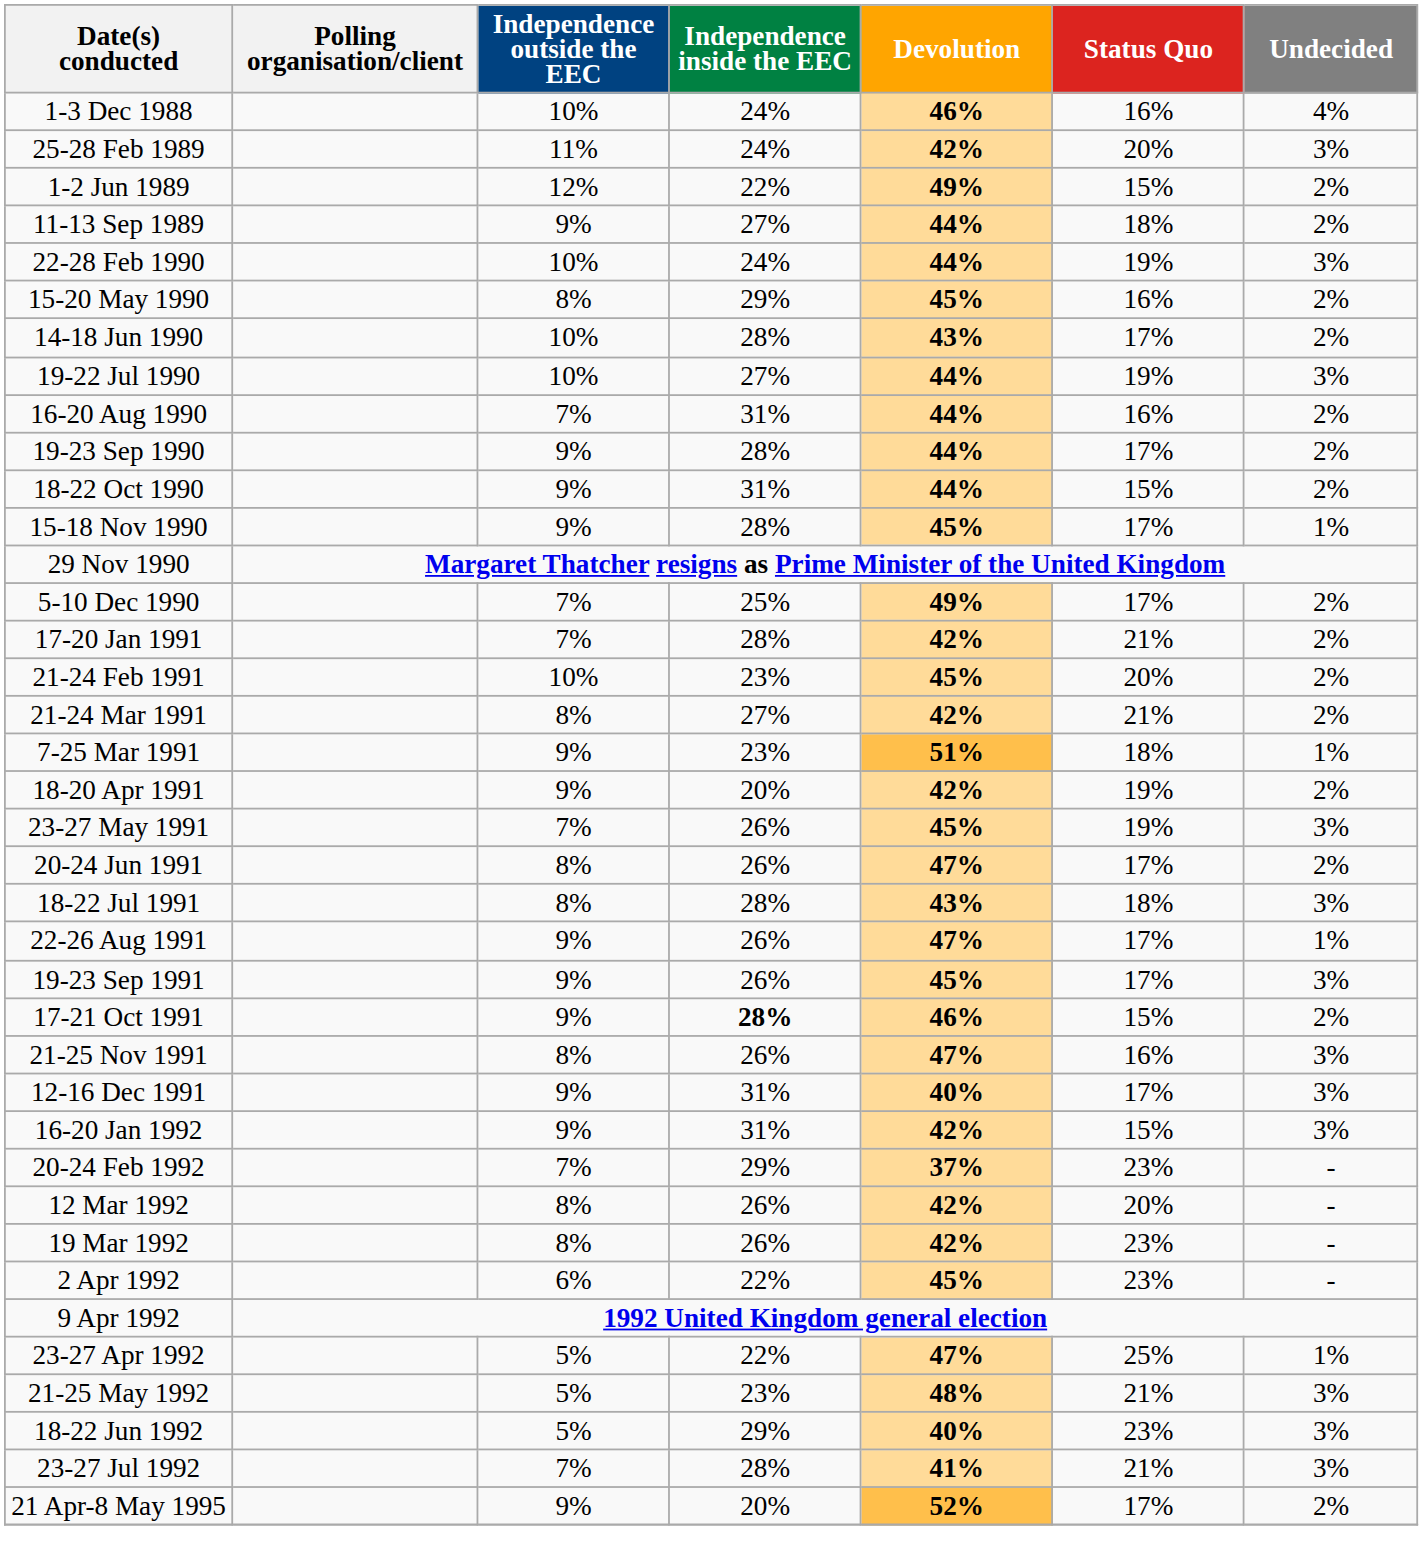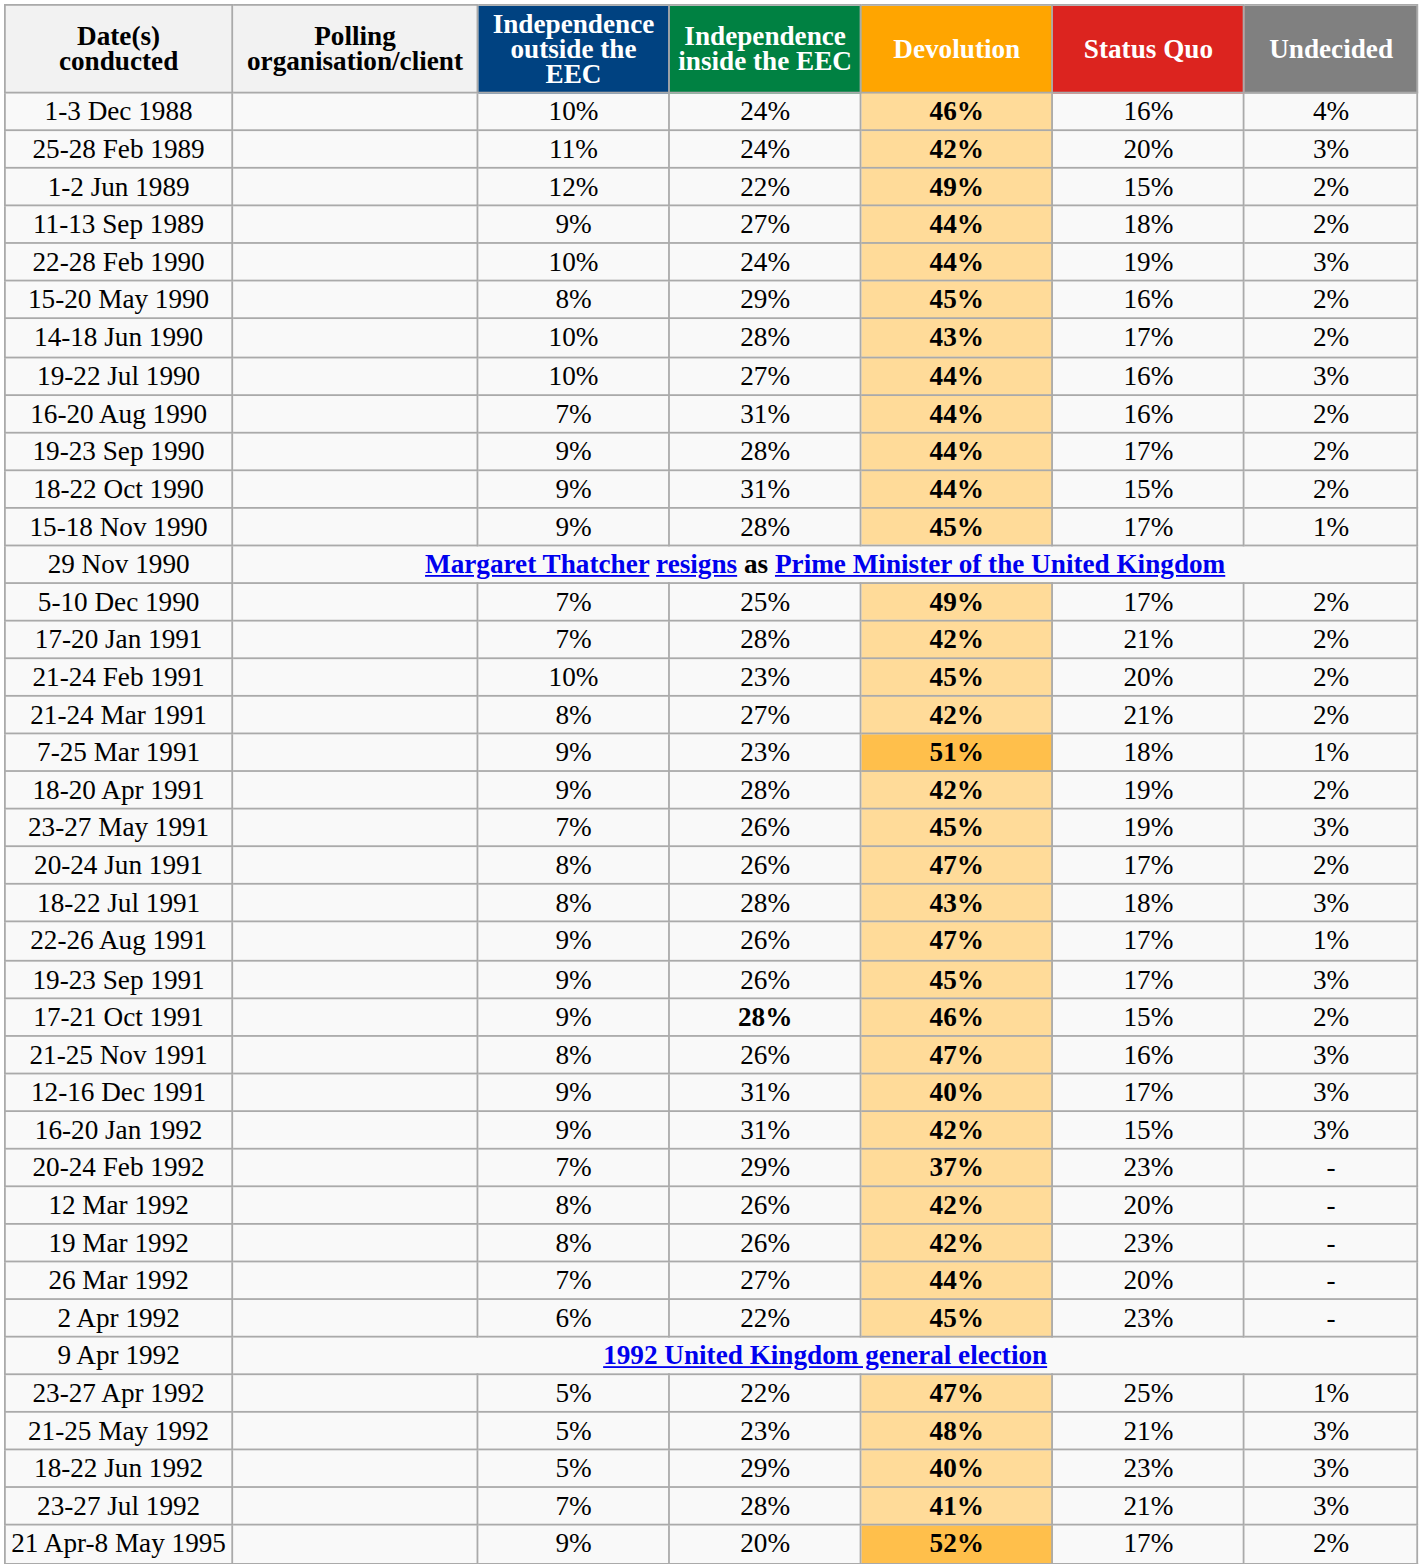(1148, 375) 19% -> (1148, 375) 16%
(765, 789) 20% -> (765, 789) 28%
+ row: (119, 1280)
